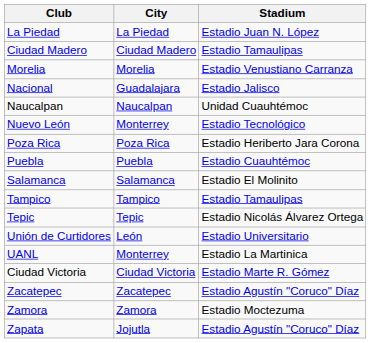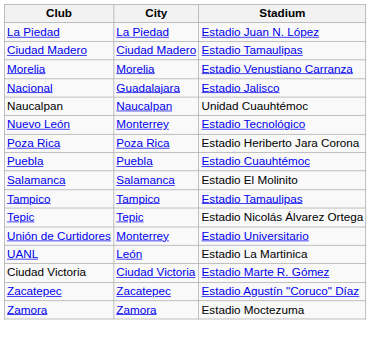(129, 236) León -> (143, 236) Monterrey
(143, 254) Monterrey -> (129, 254) León
- row: (25, 328)
